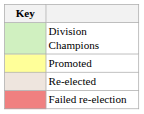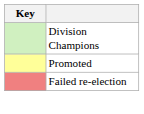- row: (72, 81)
